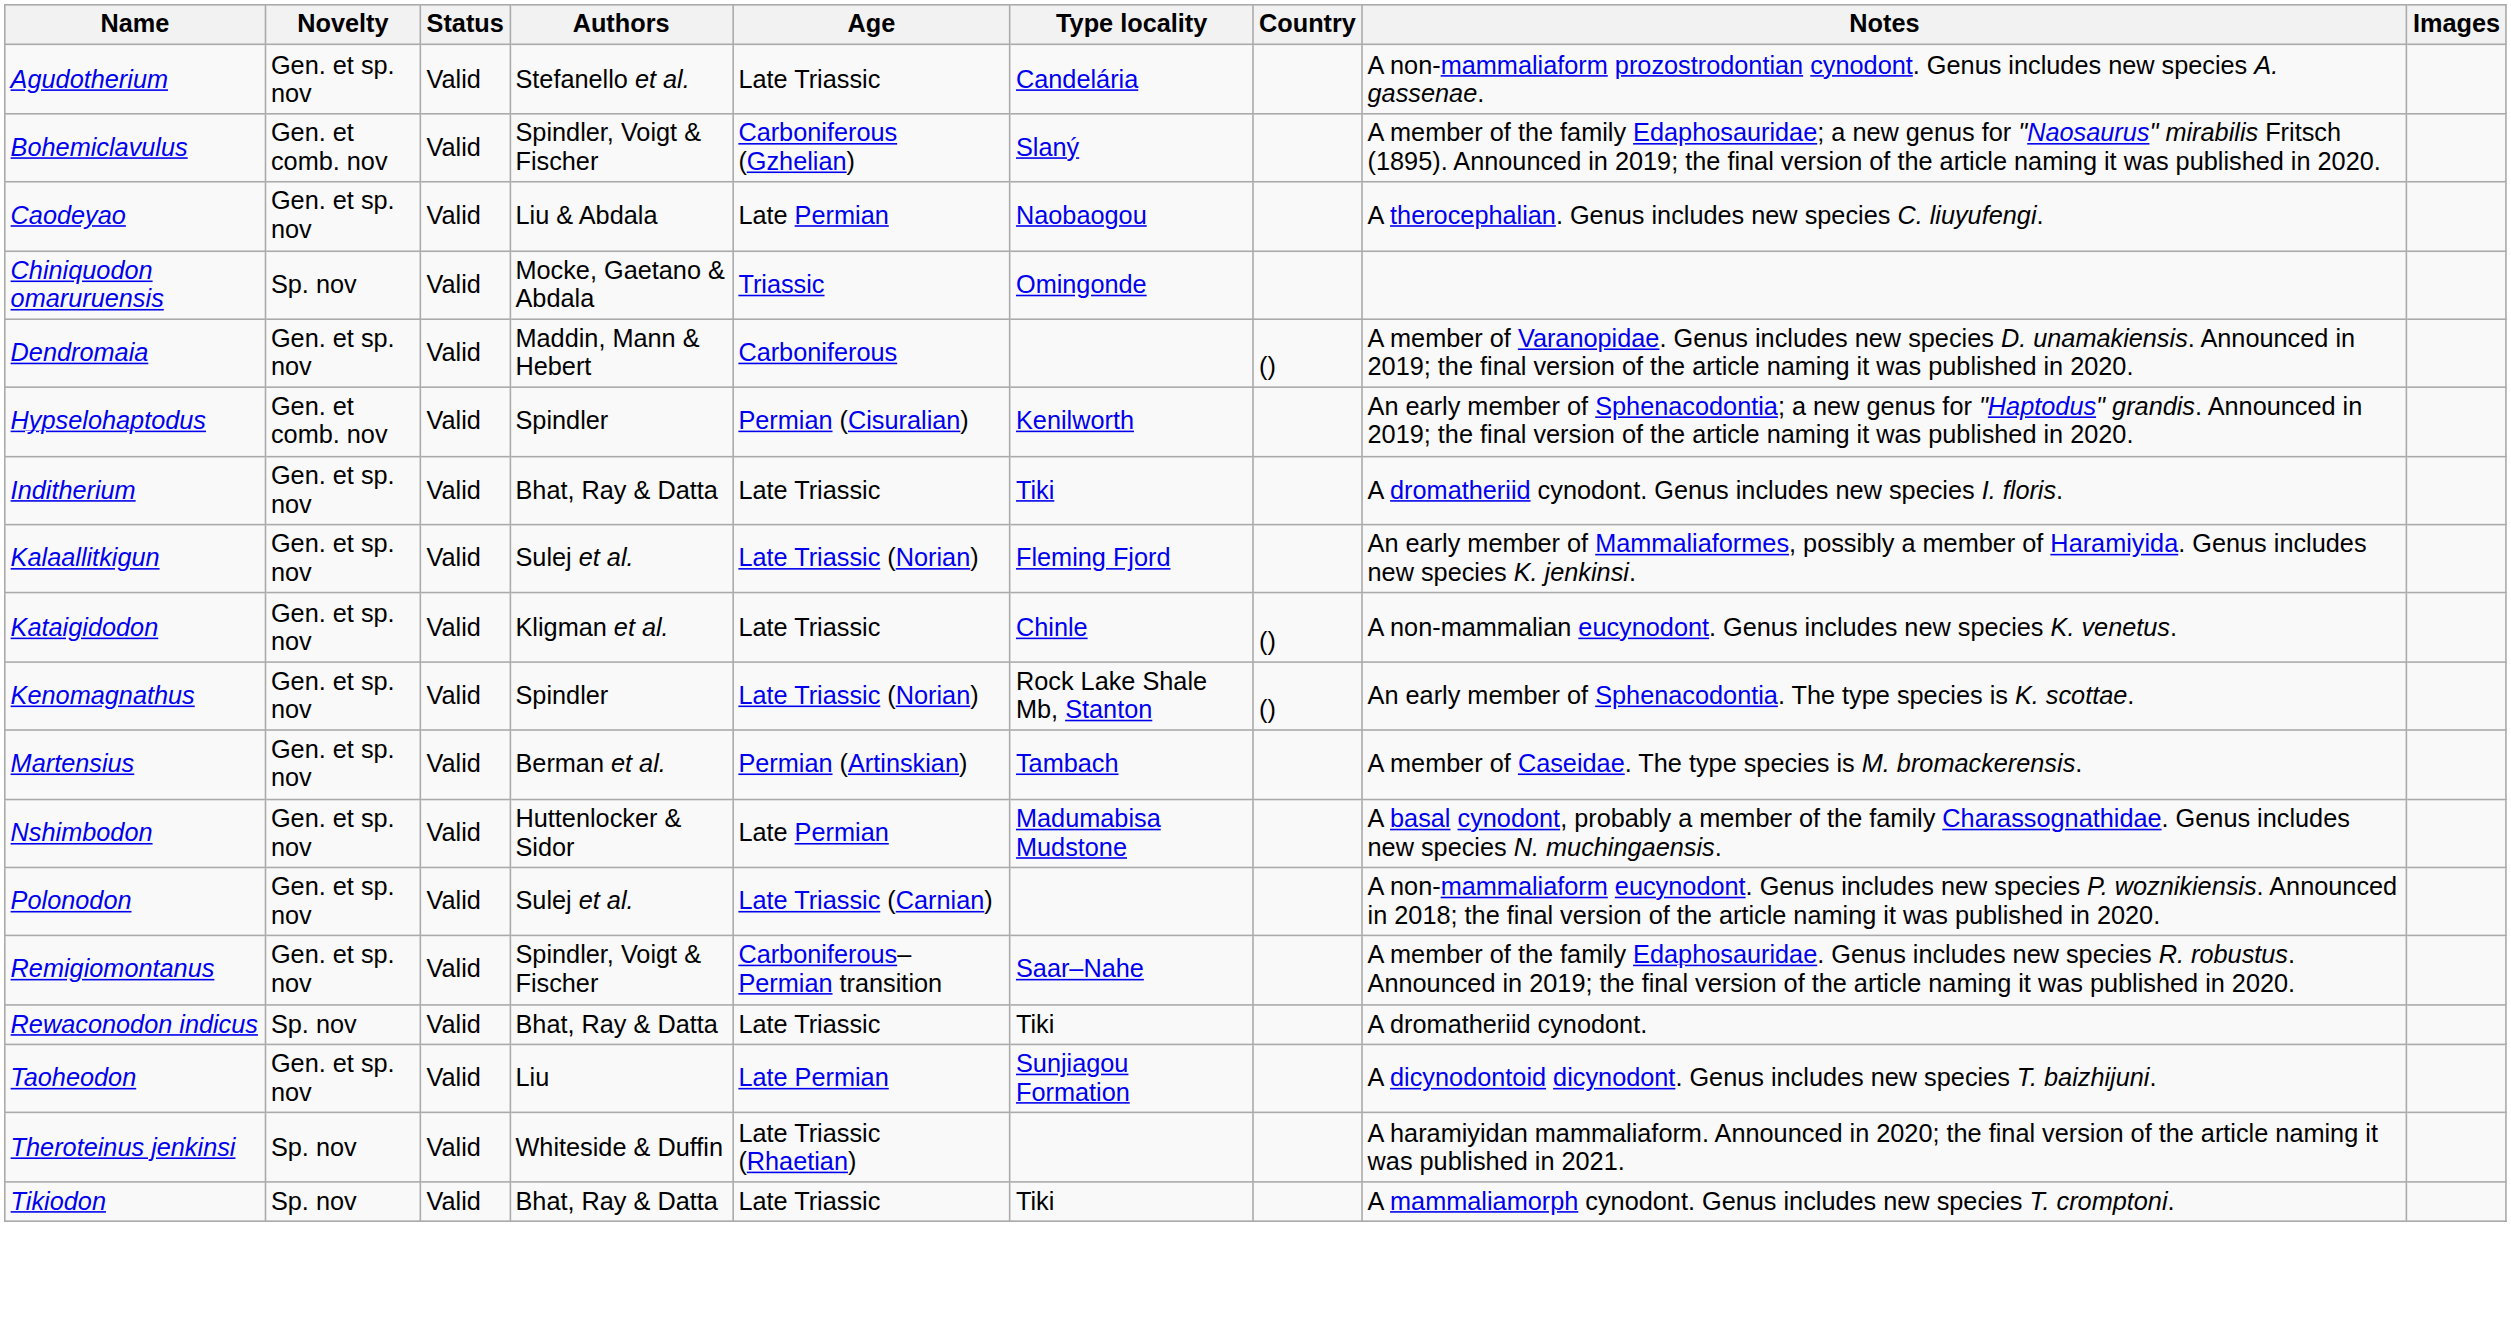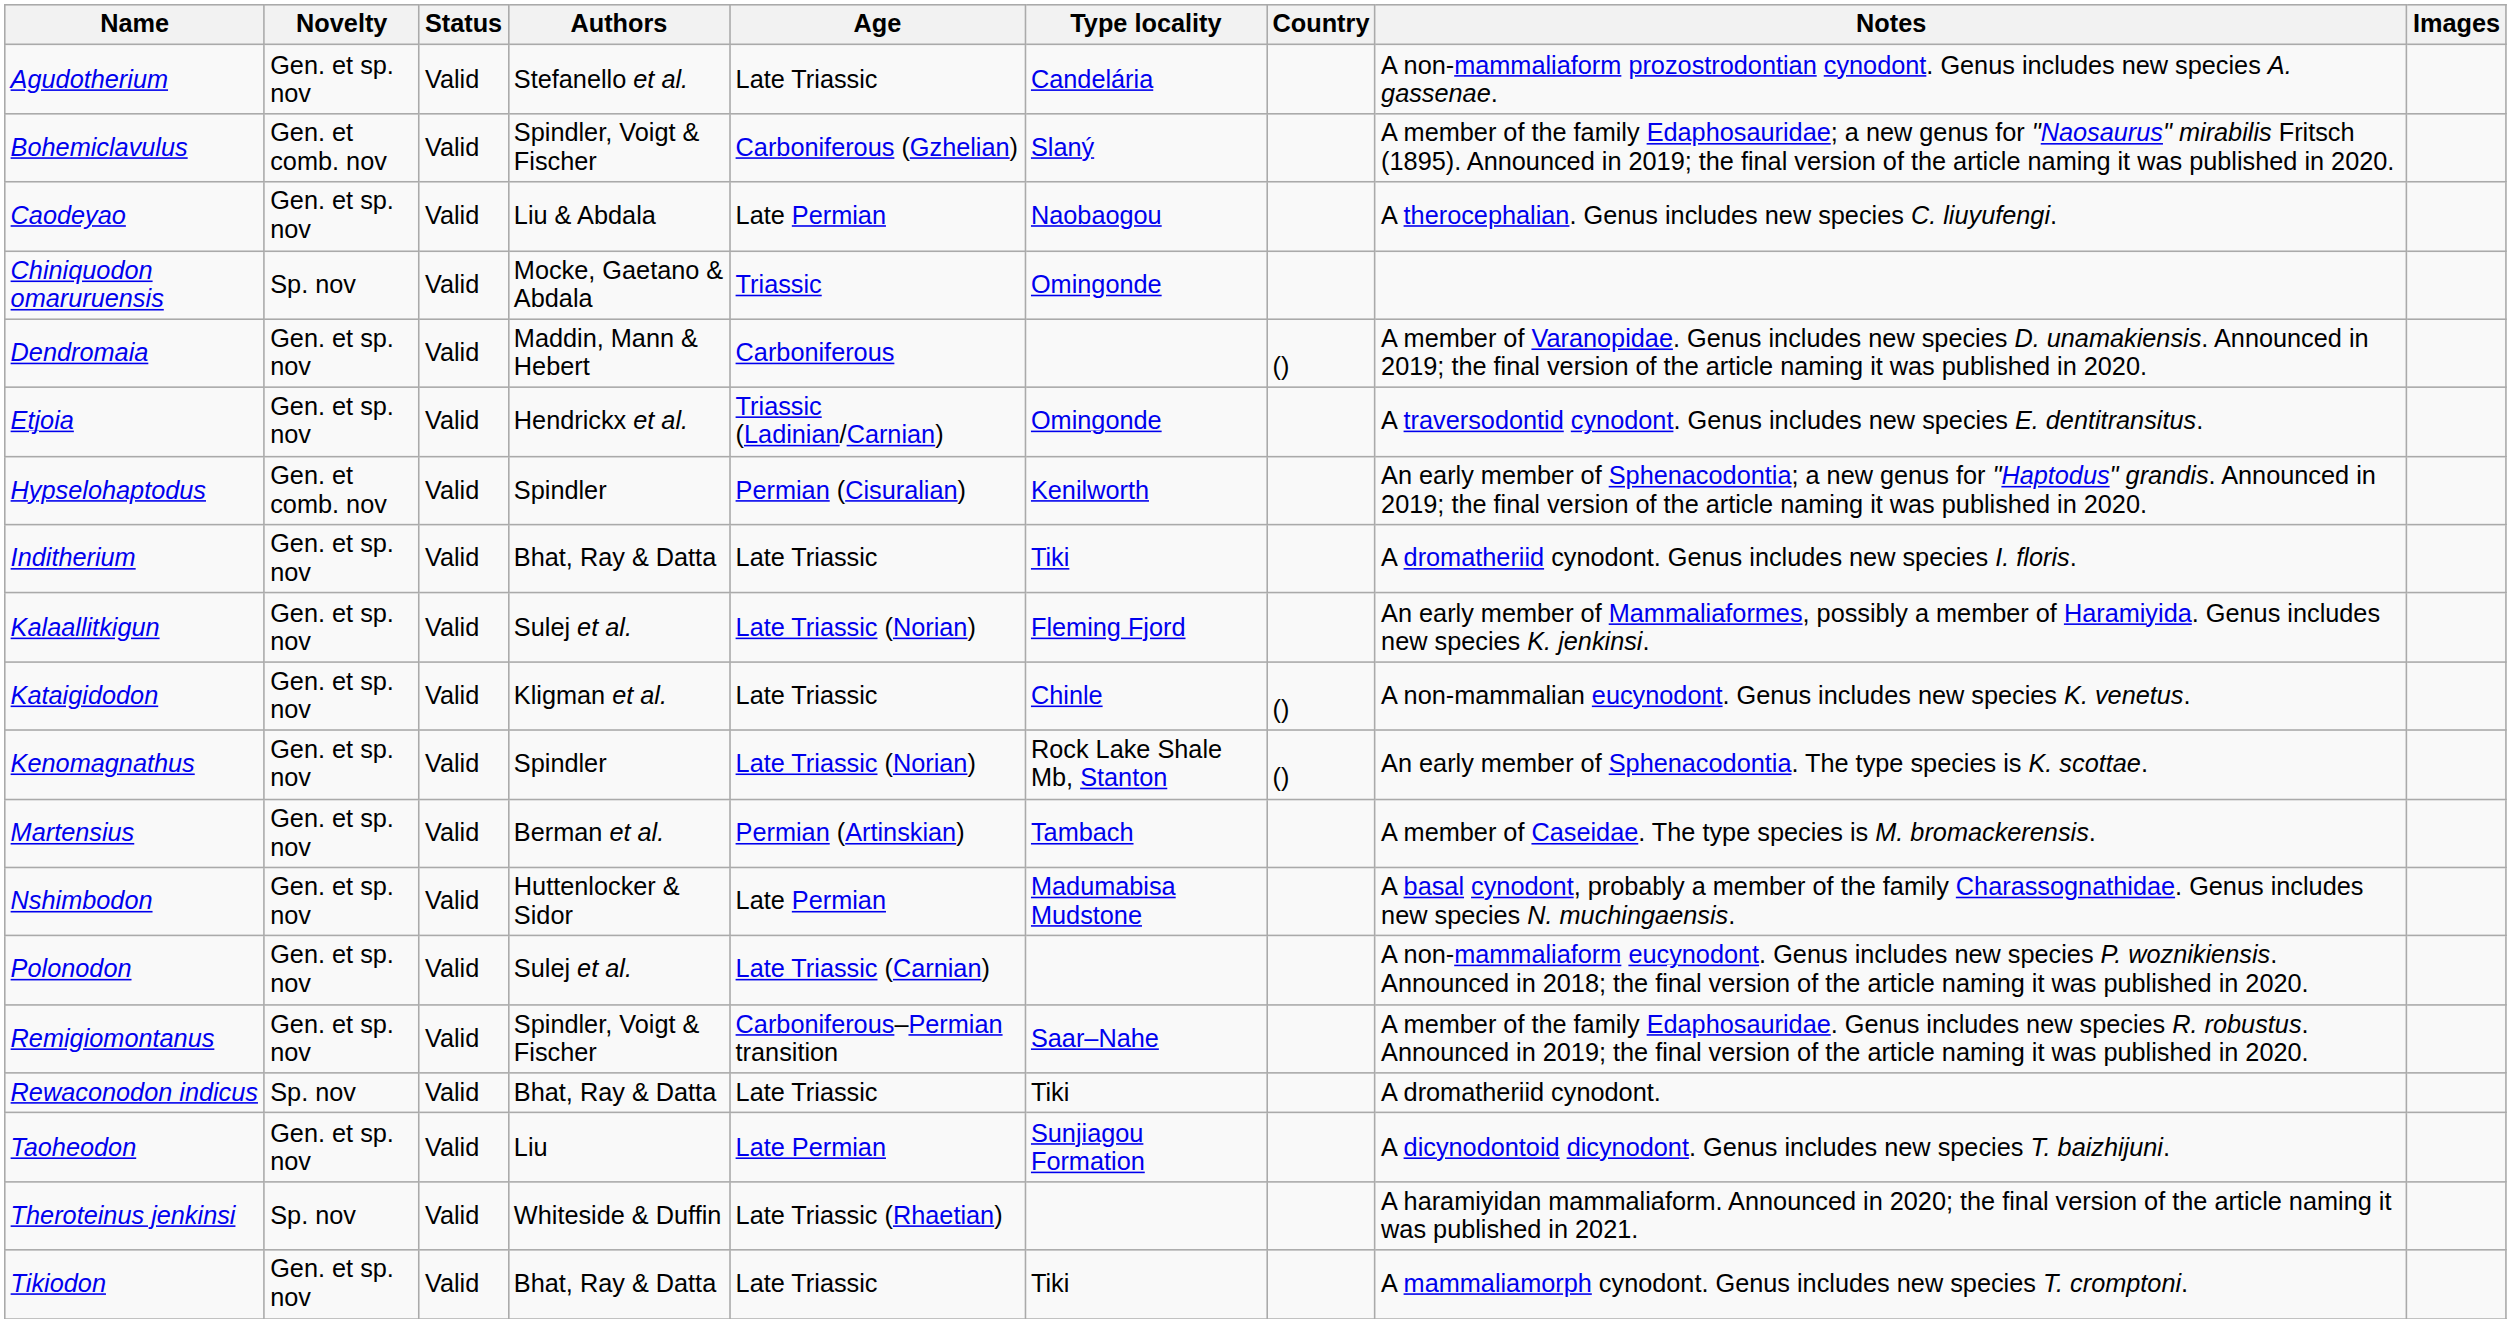+ row: (42, 421)
(314, 1201) Sp. nov -> (332, 1284) Gen. et sp. nov
